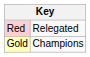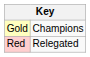rows swapped: (17, 44) <-> (16, 28)
